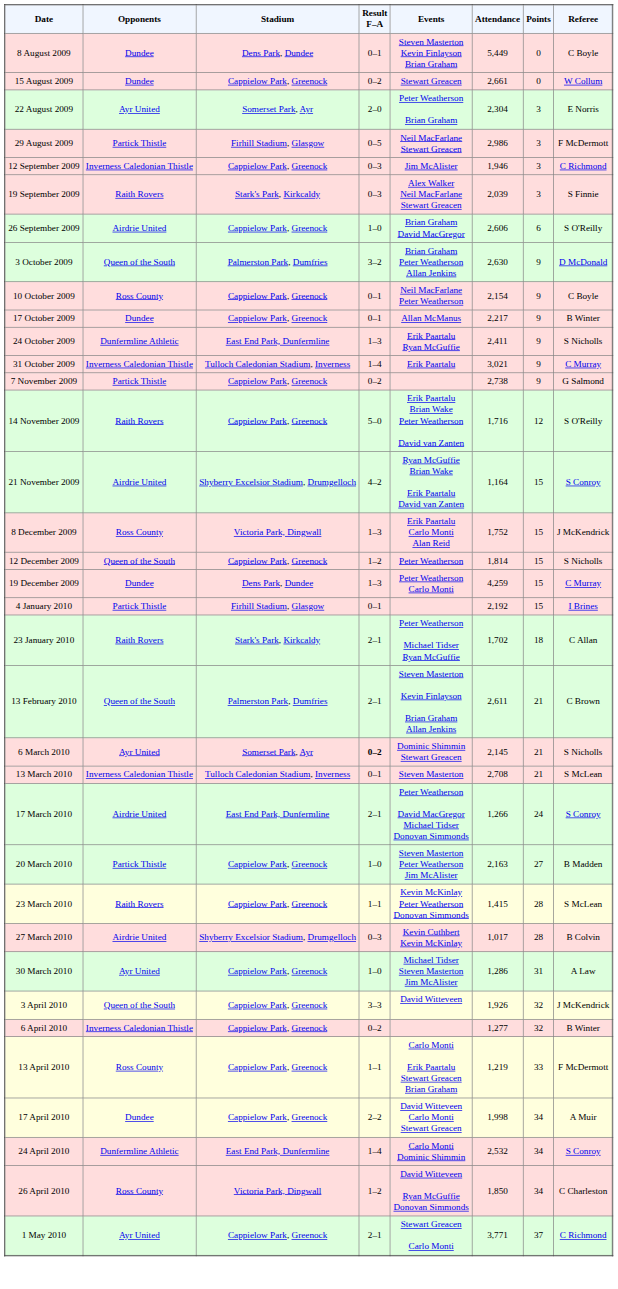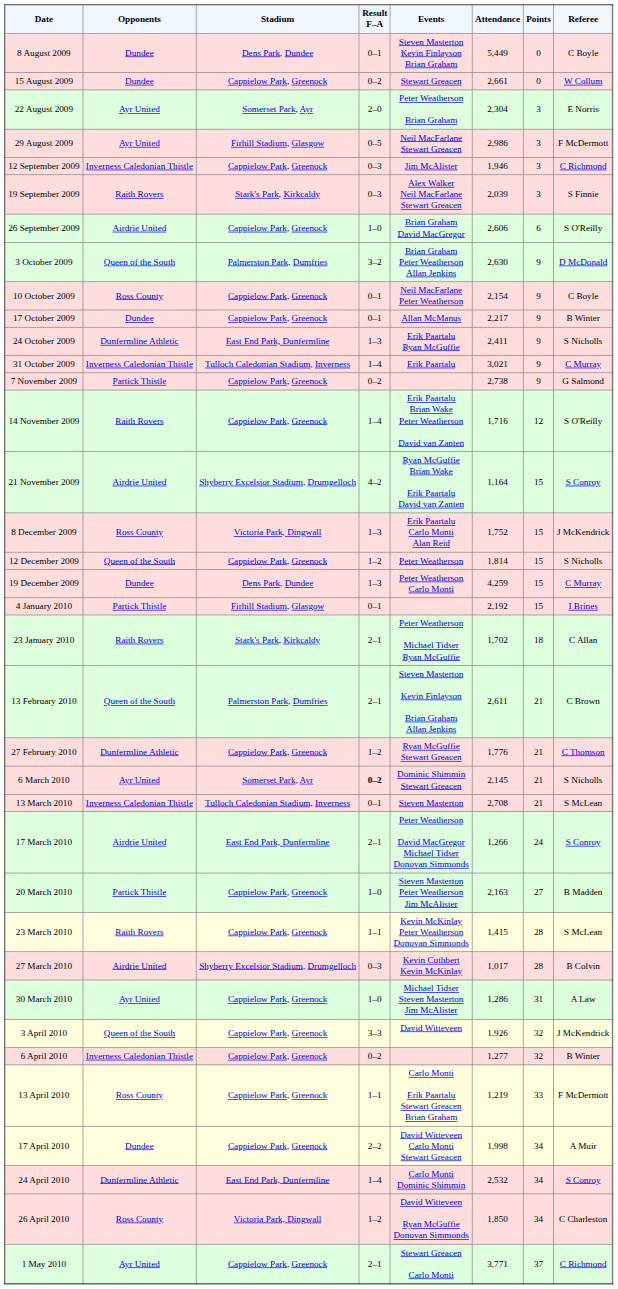(139, 143) Partick Thistle -> (139, 143) Ayr United
(375, 420) 5–0 -> (375, 420) 1–4
+ row: (44, 752)
